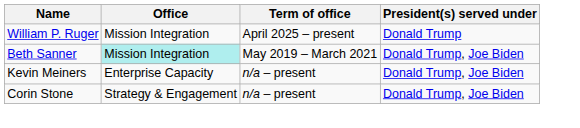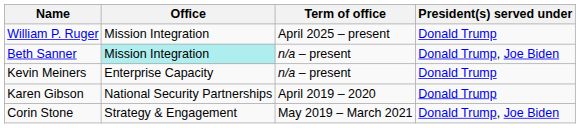(310, 53) May 2019 – March 2021 -> (314, 53) n/a – present
(453, 73) Donald Trump, Joe Biden -> (457, 73) Donald Trump
+ row: (45, 93)
(279, 93) n/a – present -> (345, 113) May 2019 – March 2021
